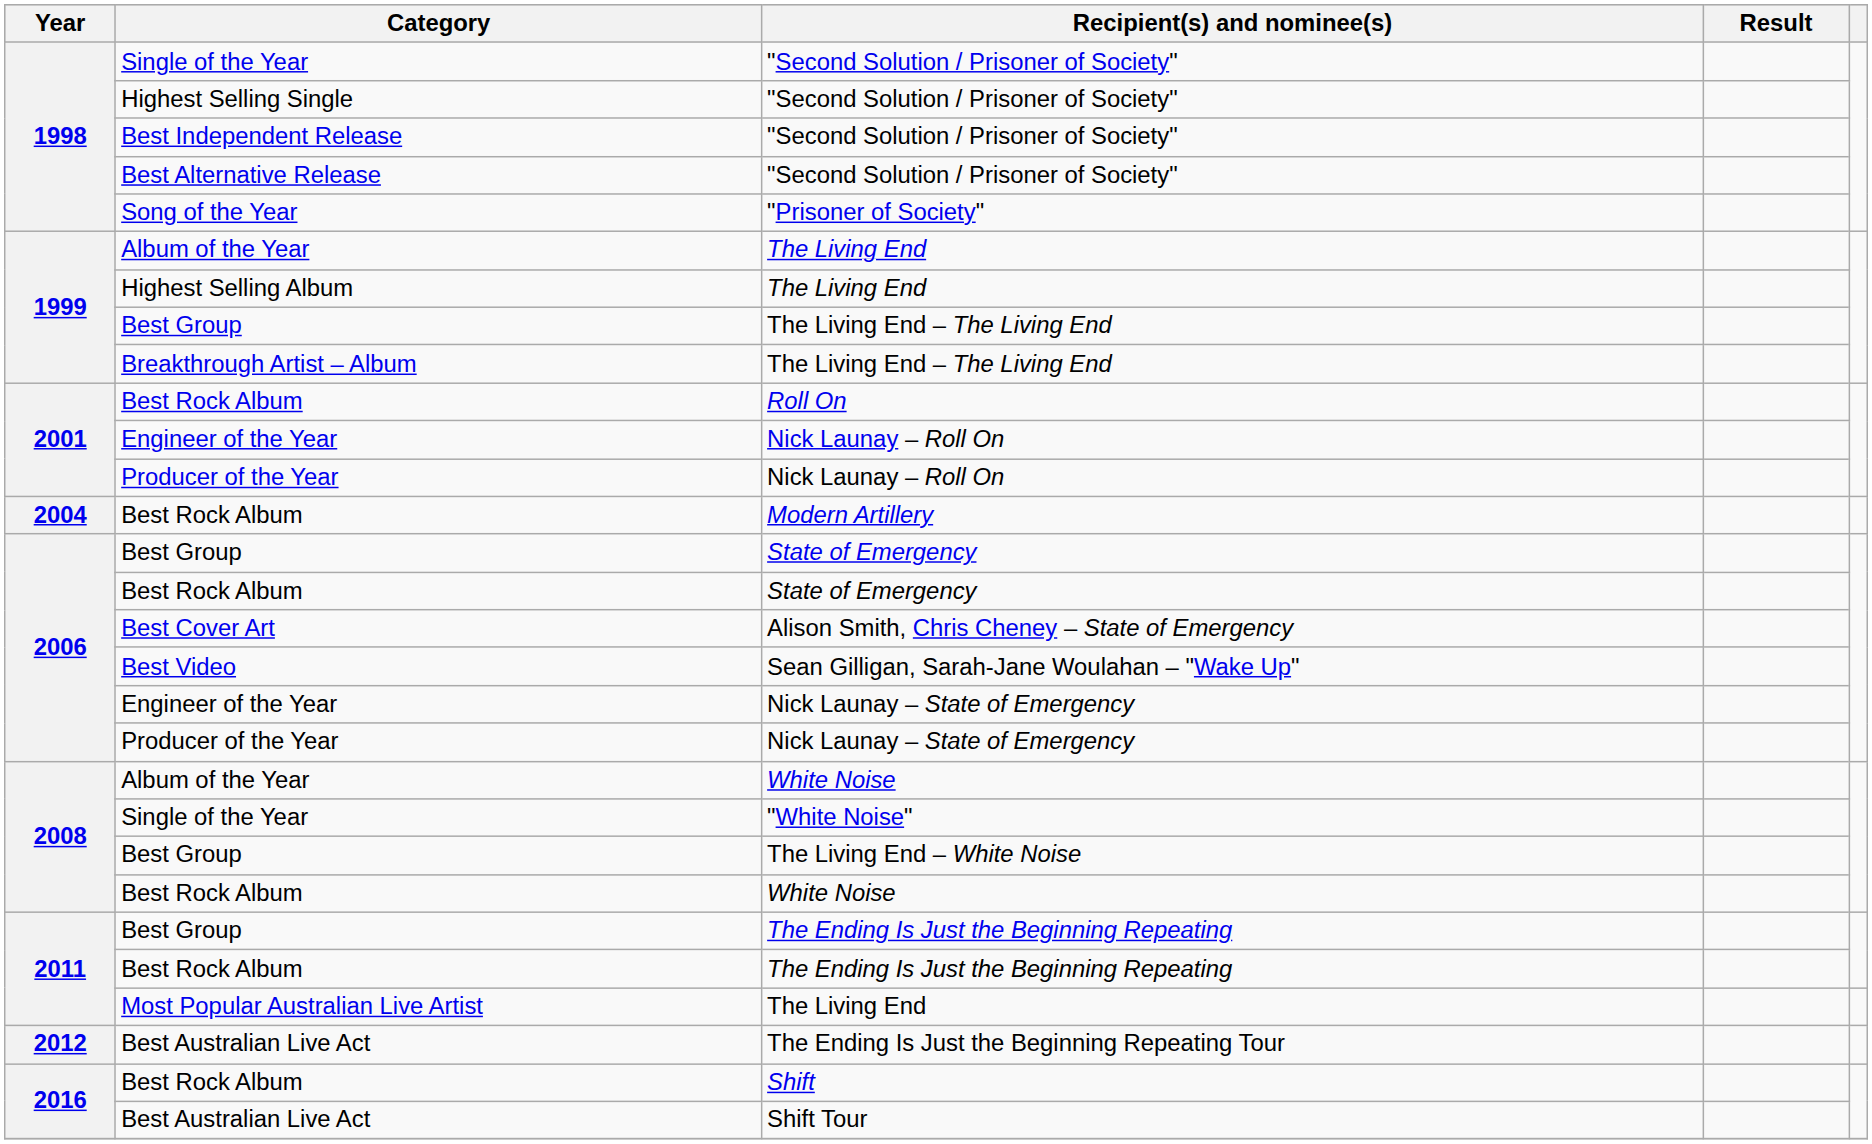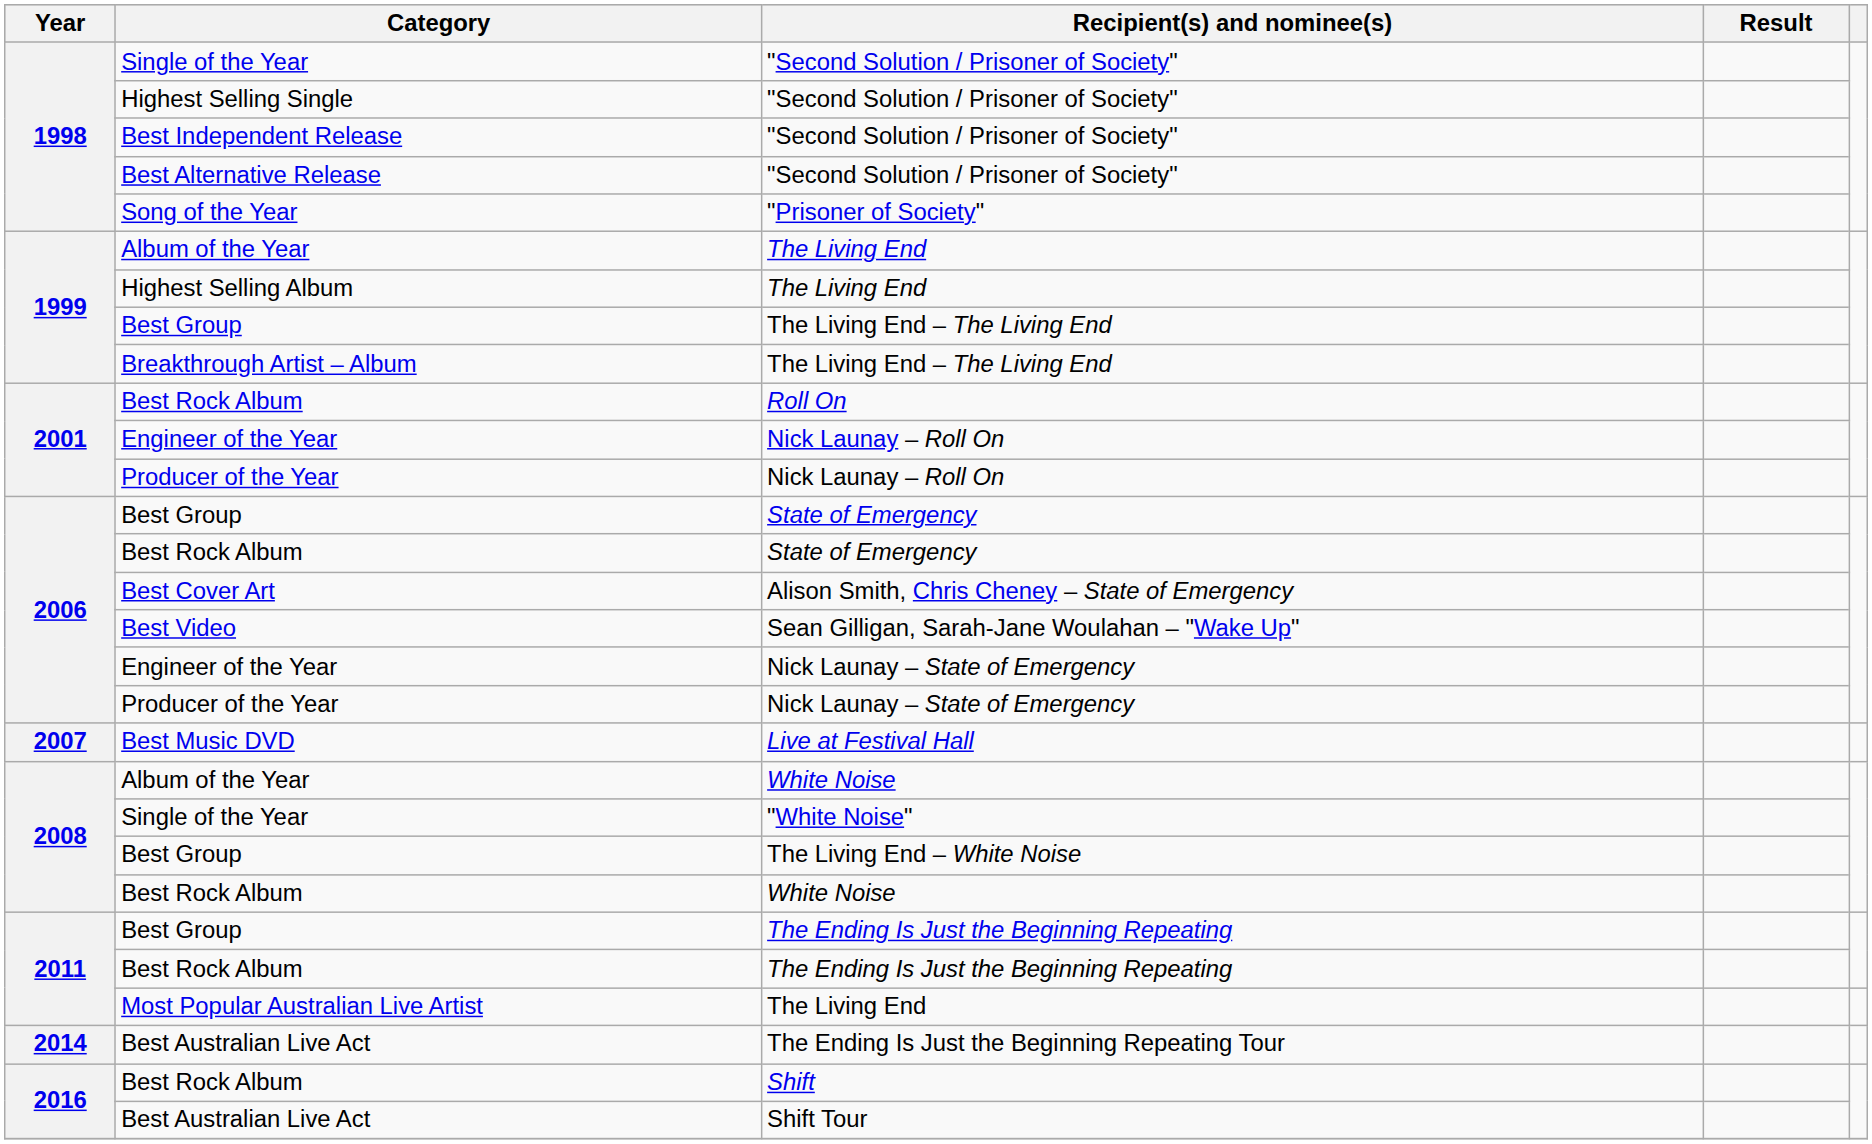- row: (212, 514)
+ row: (208, 741)
(60, 1044) 2012 -> (60, 1044) 2014
